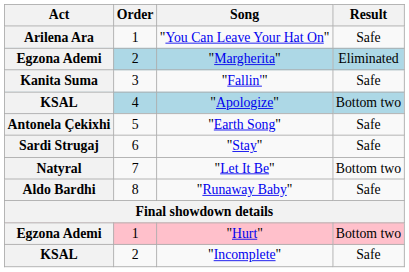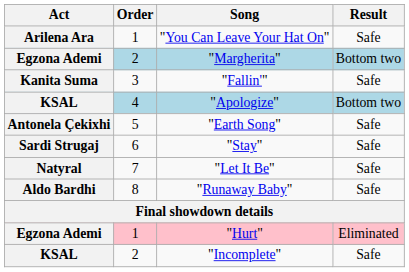(368, 59) Eliminated -> (368, 59) Bottom two
(368, 168) Bottom two -> (368, 168) Safe
(368, 233) Bottom two -> (368, 233) Eliminated
